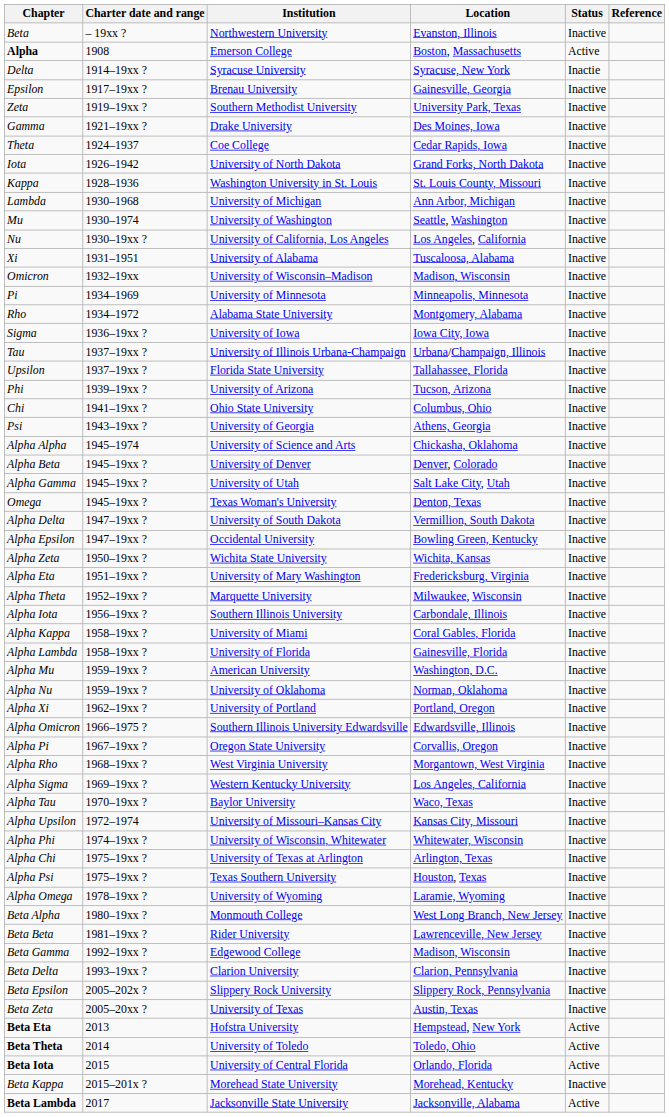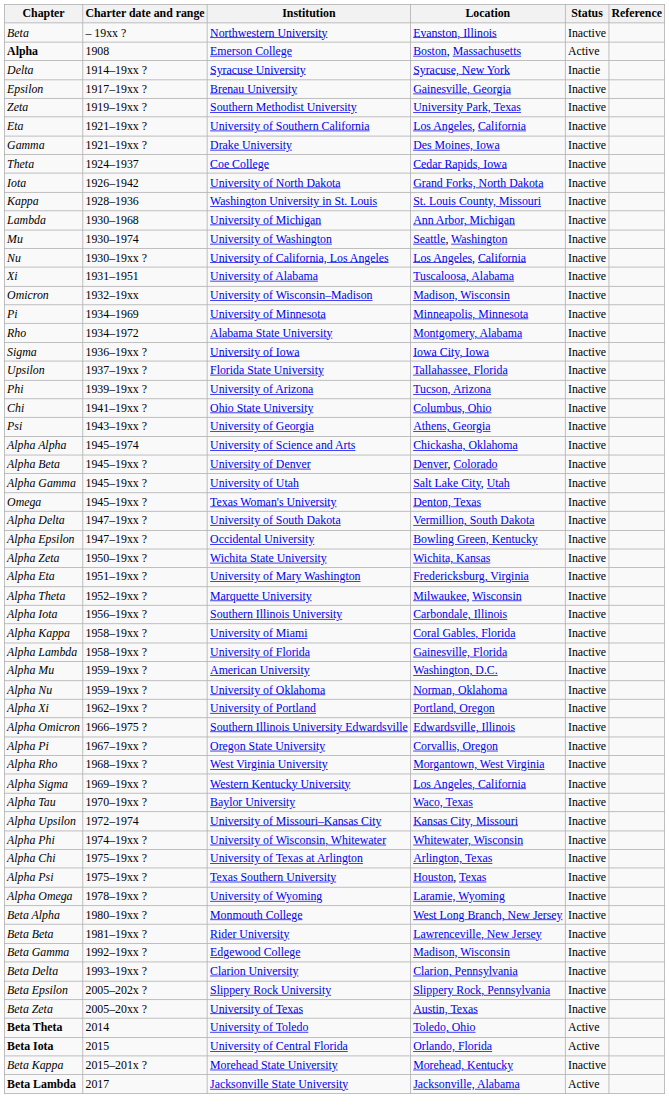+ row: (15, 126)
- row: (16, 351)
- row: (29, 1027)
